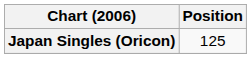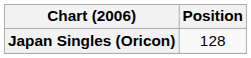(213, 41) 125 -> (213, 41) 128
